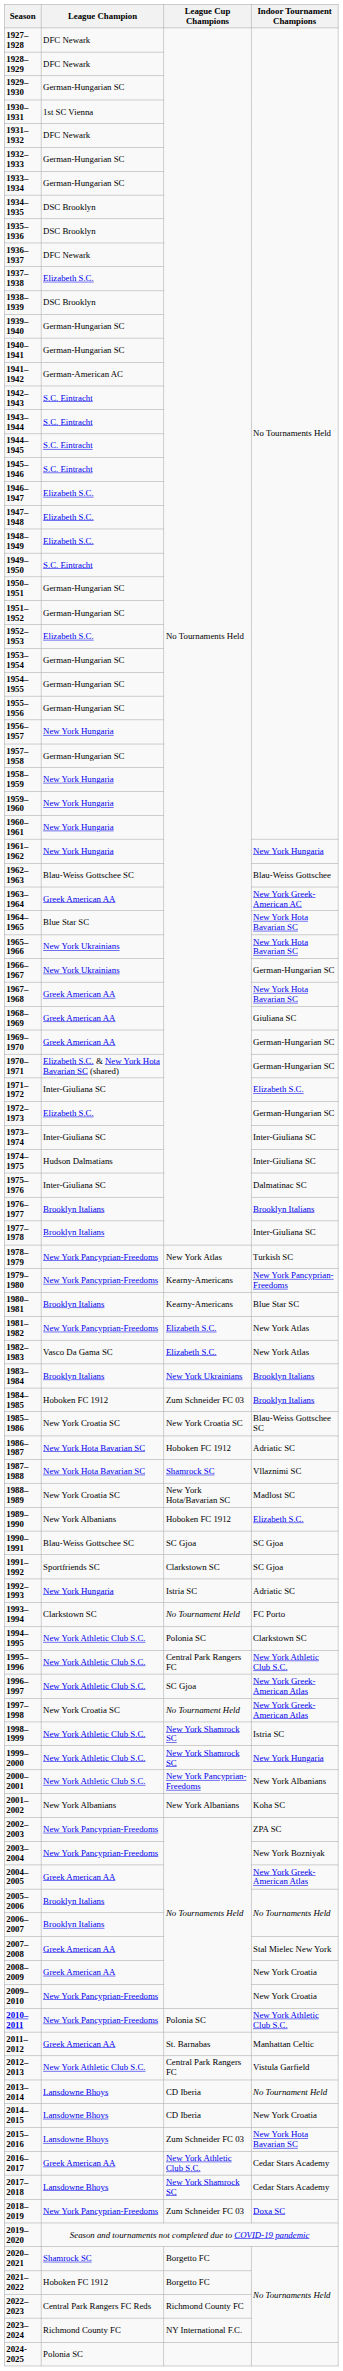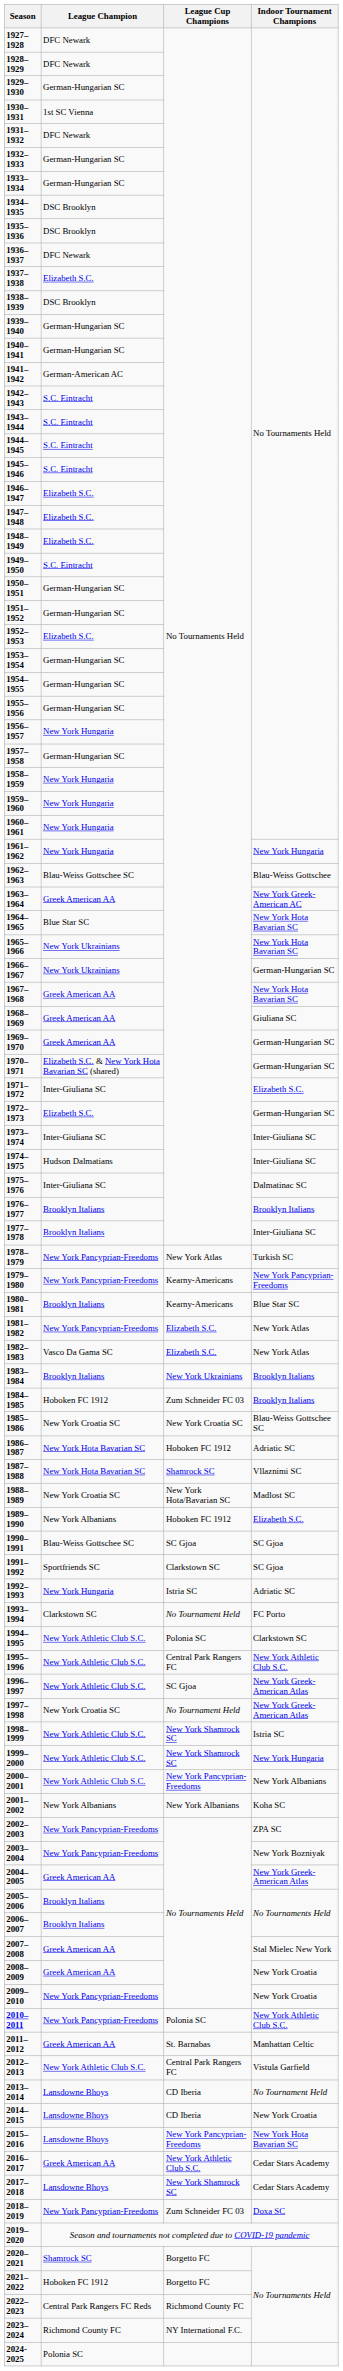(205, 2139) Zum Schneider FC 03 -> (206, 2139) New York Pancyprian-Freedoms
